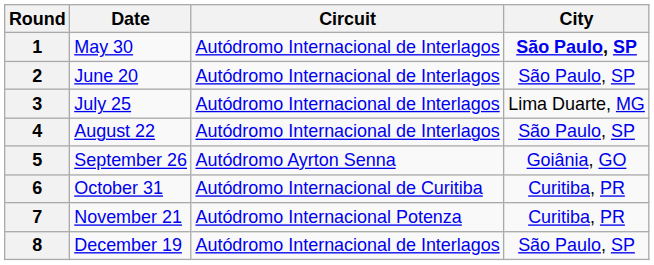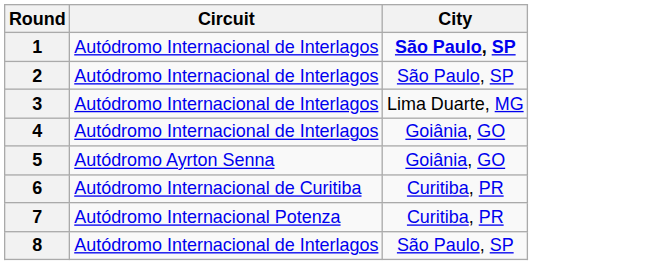- column: (131, 18)
(577, 132) São Paulo, SP -> (455, 132) Goiânia, GO
